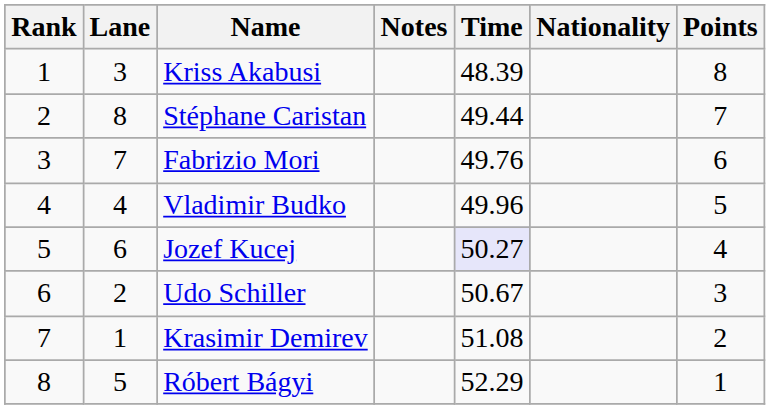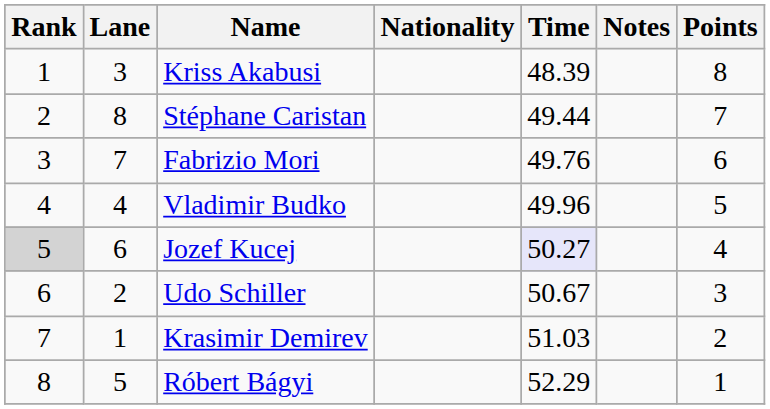columns swapped: (603, 26) <-> (414, 26)
(44, 248) no background -> (44, 248) lightgrey background
(492, 337) 51.08 -> (559, 337) 51.03
